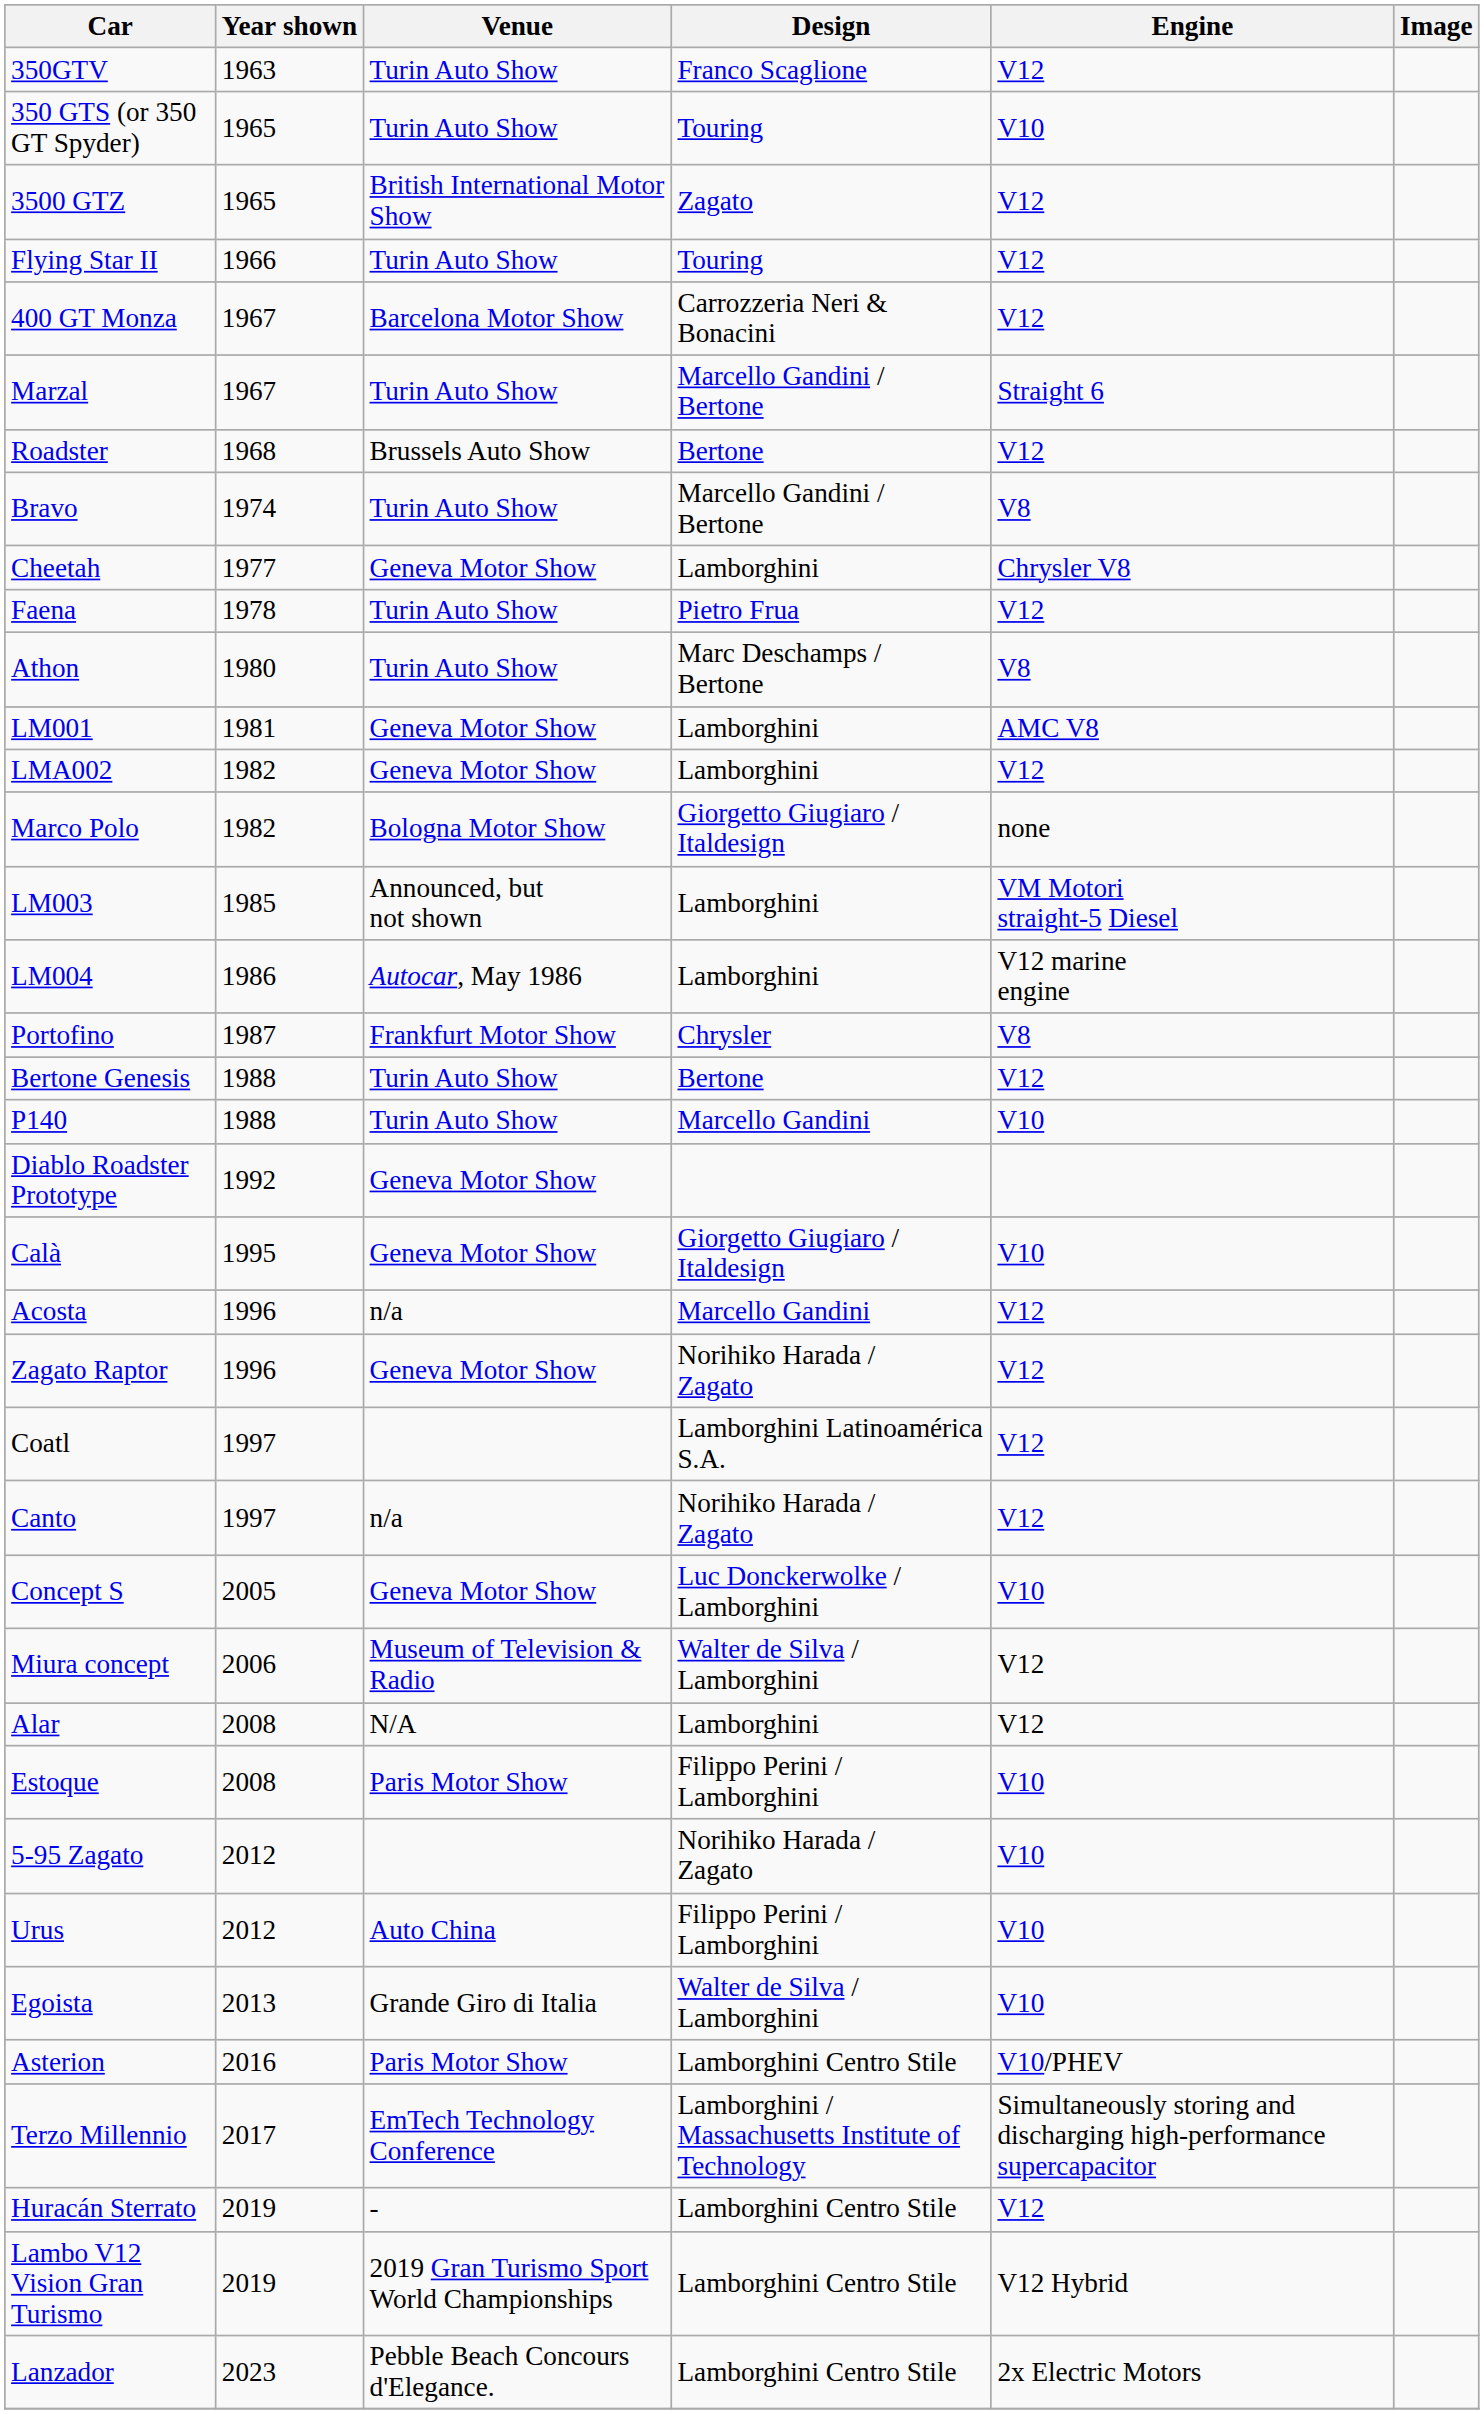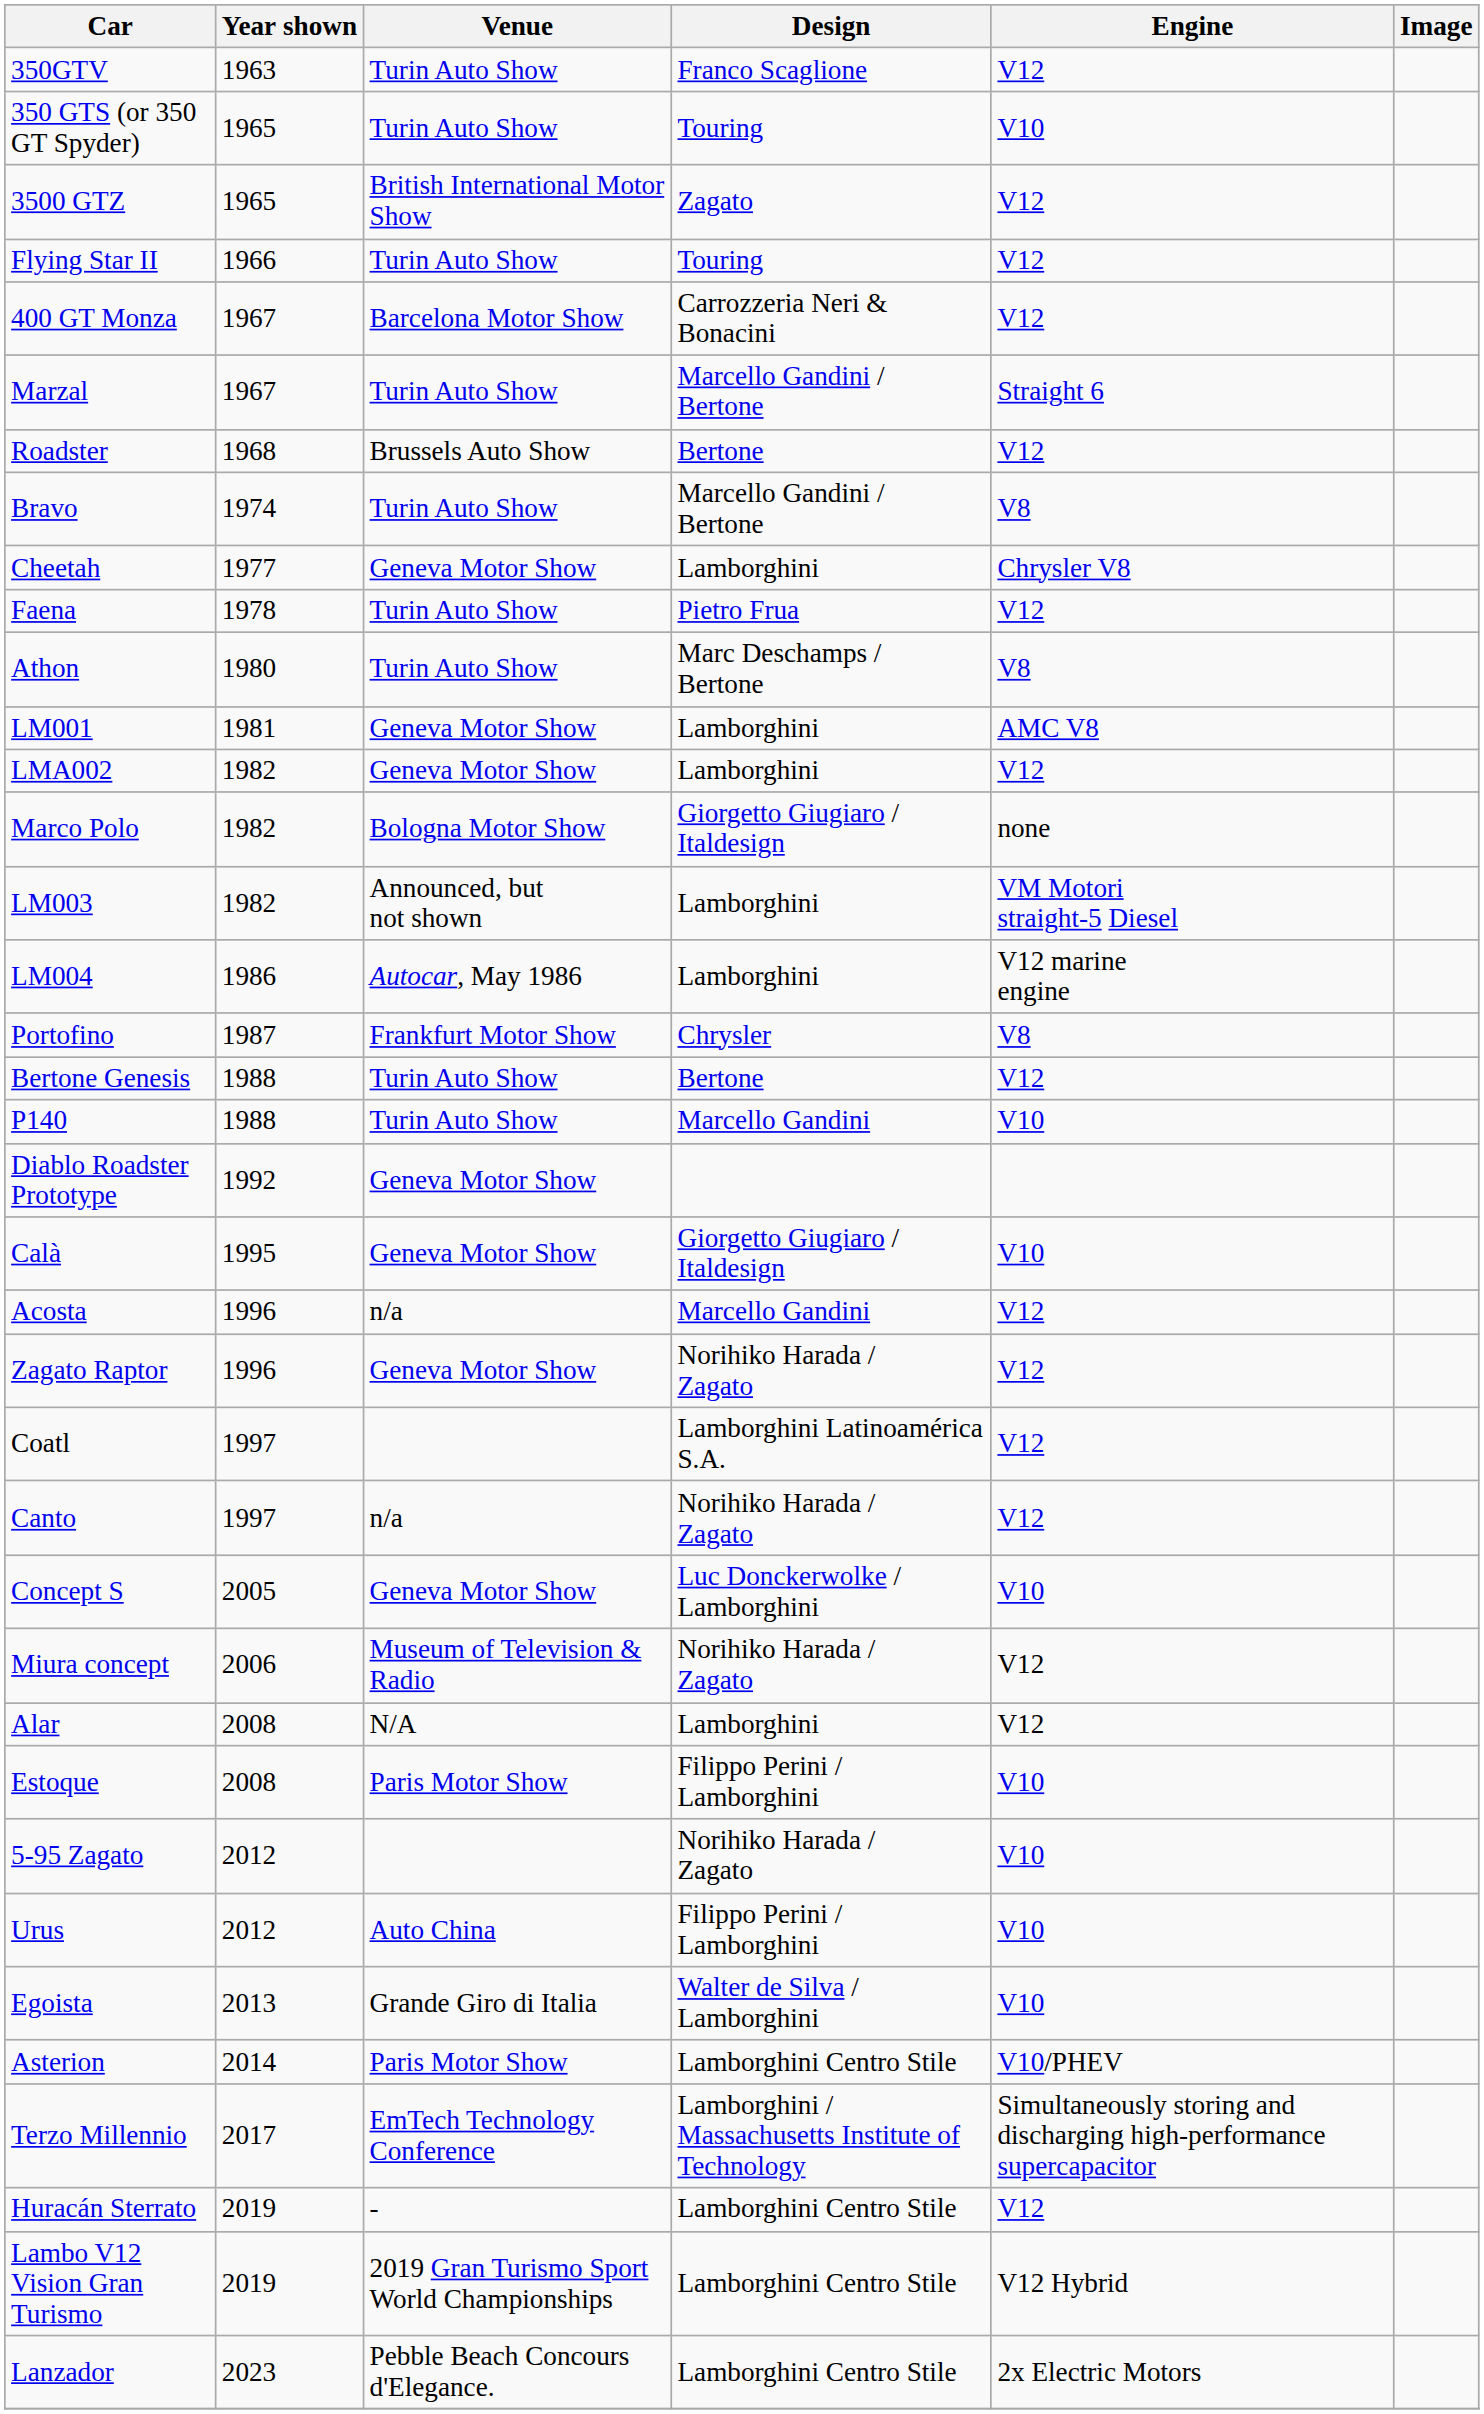(249, 902) 1985 -> (249, 902) 1982
(768, 1665) Walter de Silva / Lamborghini -> (776, 1665) Norihiko Harada / Zagato
(249, 2061) 2016 -> (249, 2061) 2014
